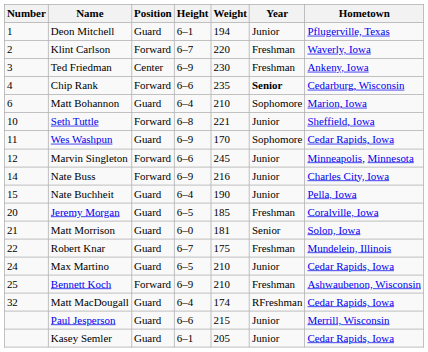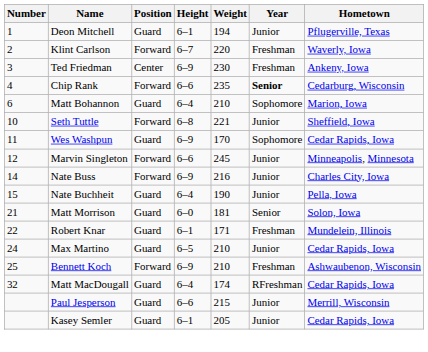- row: (85, 212)
(185, 248) 6–7 -> (185, 230) 6–1
(222, 248) 175 -> (222, 230) 171
